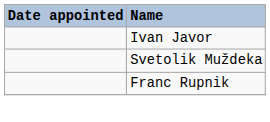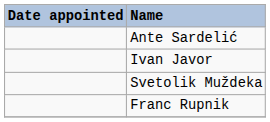+ row: (184, 38)
